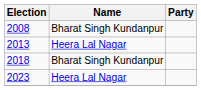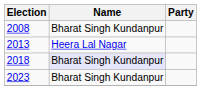(107, 61) no background -> (107, 61) lavender background
(89, 77) Heera Lal Nagar -> (107, 77) Bharat Singh Kundanpur
